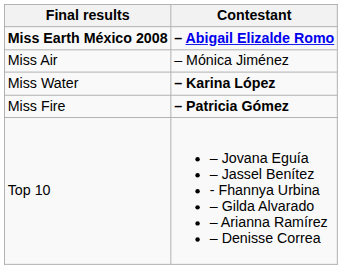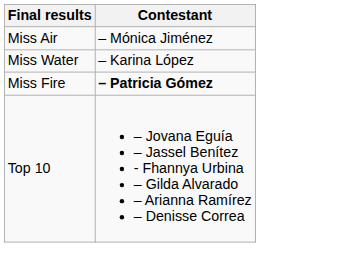- row: (88, 38)
(225, 83) bold -> (146, 60) normal
